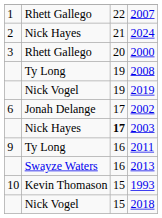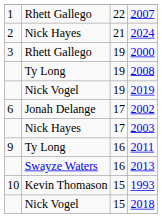(119, 52) 20 -> (119, 52) 19
(119, 128) bold -> (119, 128) normal
